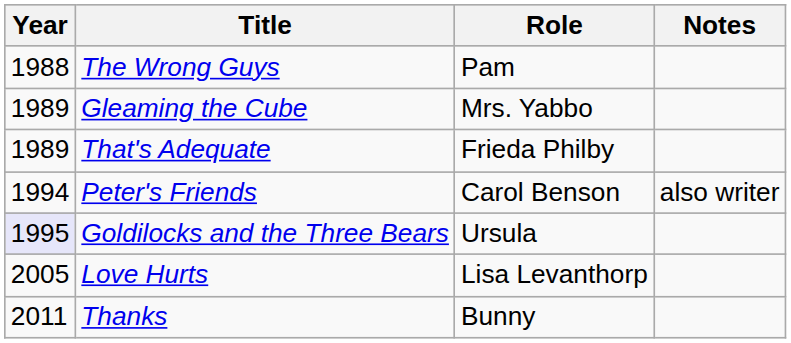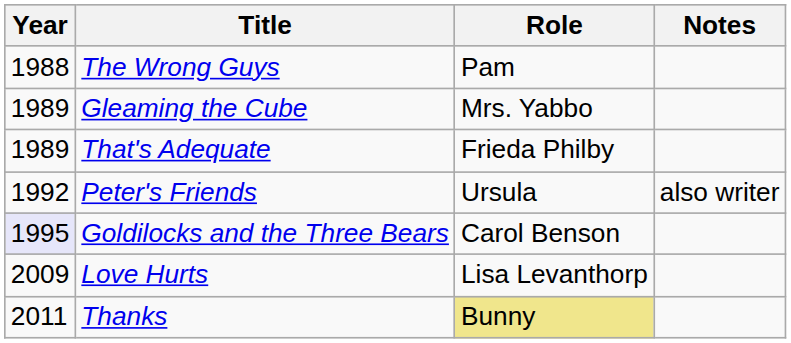(40, 191) 1994 -> (40, 191) 1992
(540, 191) Carol Benson -> (499, 191) Ursula
(499, 233) Ursula -> (540, 233) Carol Benson
(40, 274) 2005 -> (40, 274) 2009
(498, 316) no background -> (498, 316) khaki background
